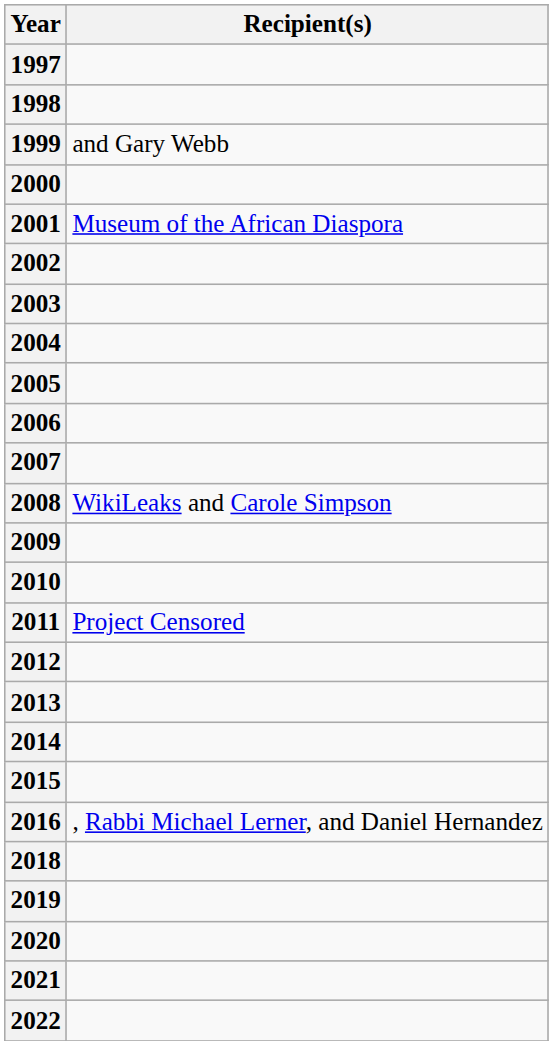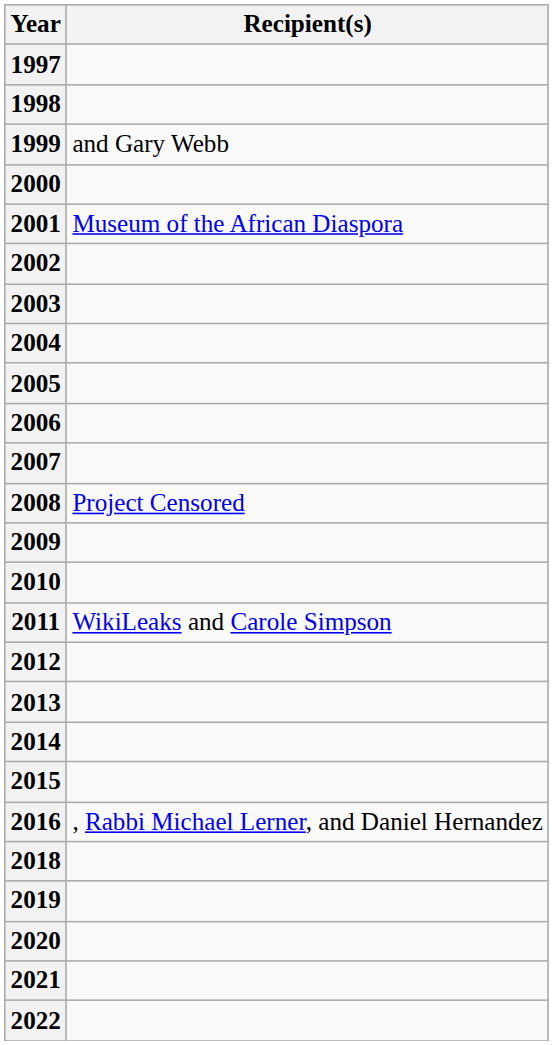(232, 502) WikiLeaks and Carole Simpson -> (159, 502) Project Censored
(159, 622) Project Censored -> (232, 622) WikiLeaks and Carole Simpson
